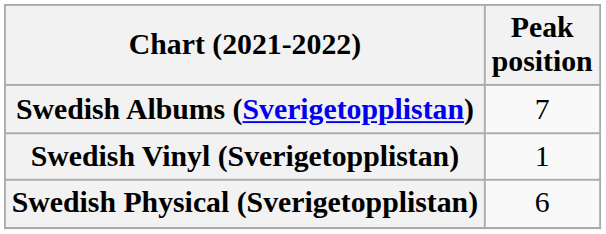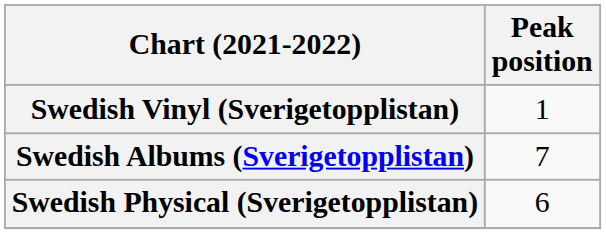rows swapped: (245, 108) <-> (245, 155)
